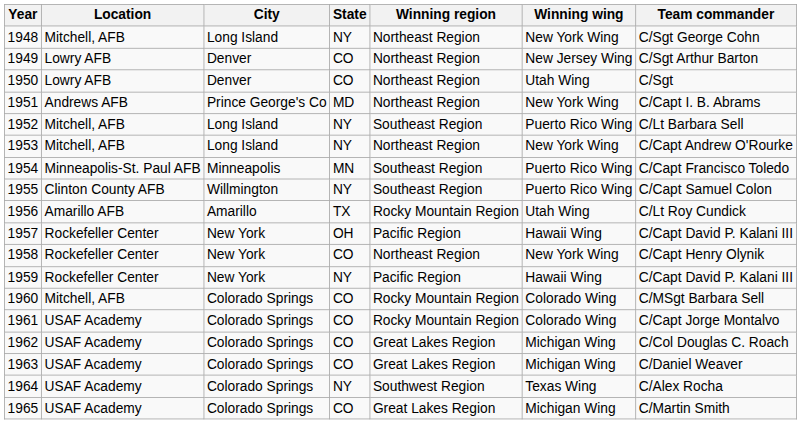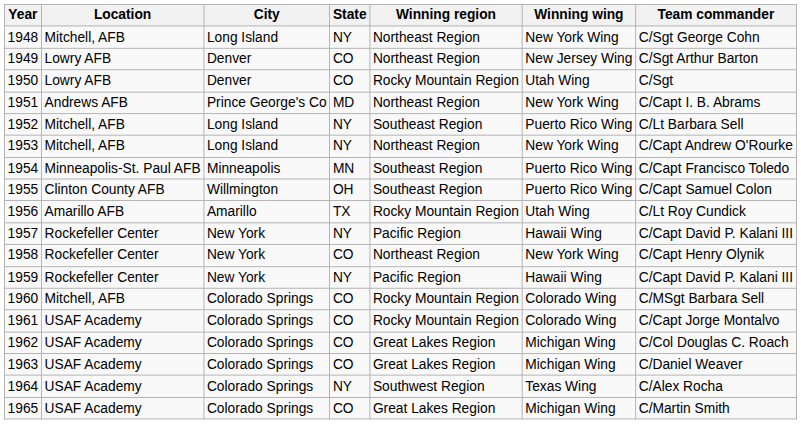(426, 80) Northeast Region -> (446, 80) Rocky Mountain Region
(342, 189) NY -> (343, 189) OH
(343, 233) OH -> (342, 233) NY
